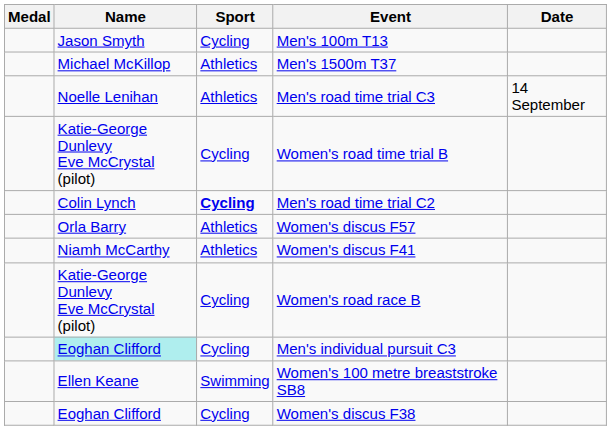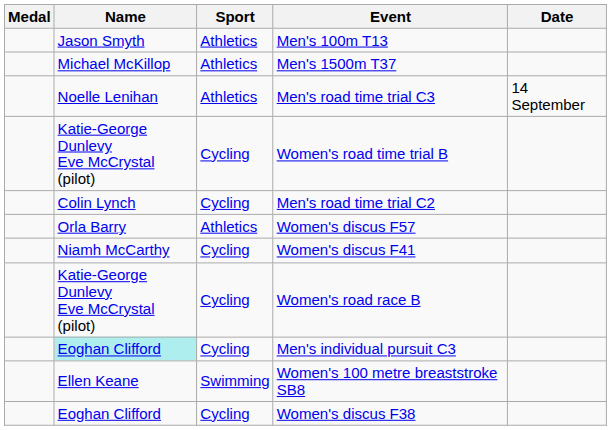(225, 40) Cycling -> (229, 40) Athletics
(228, 203) bold -> (225, 203) normal
(229, 251) Athletics -> (225, 251) Cycling
